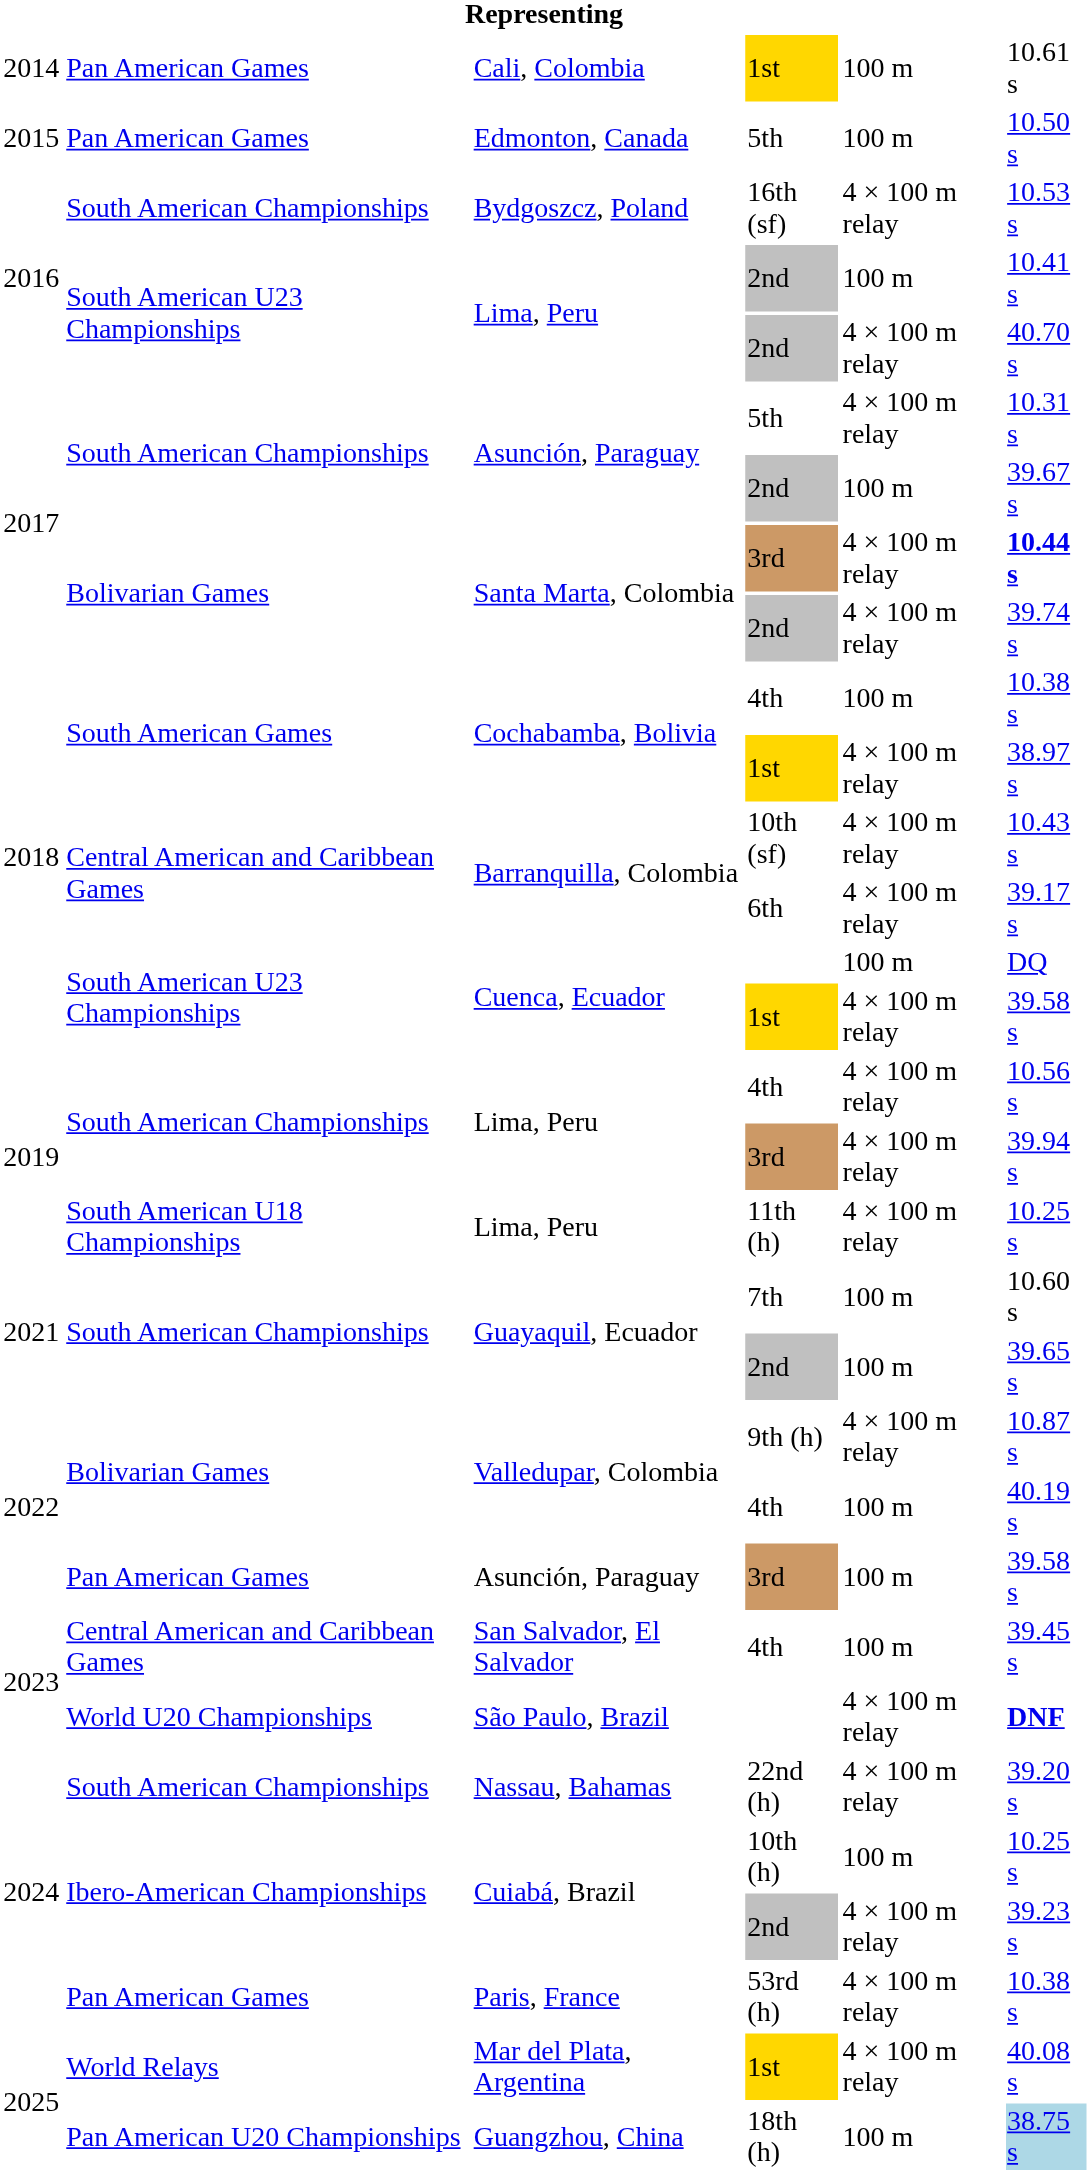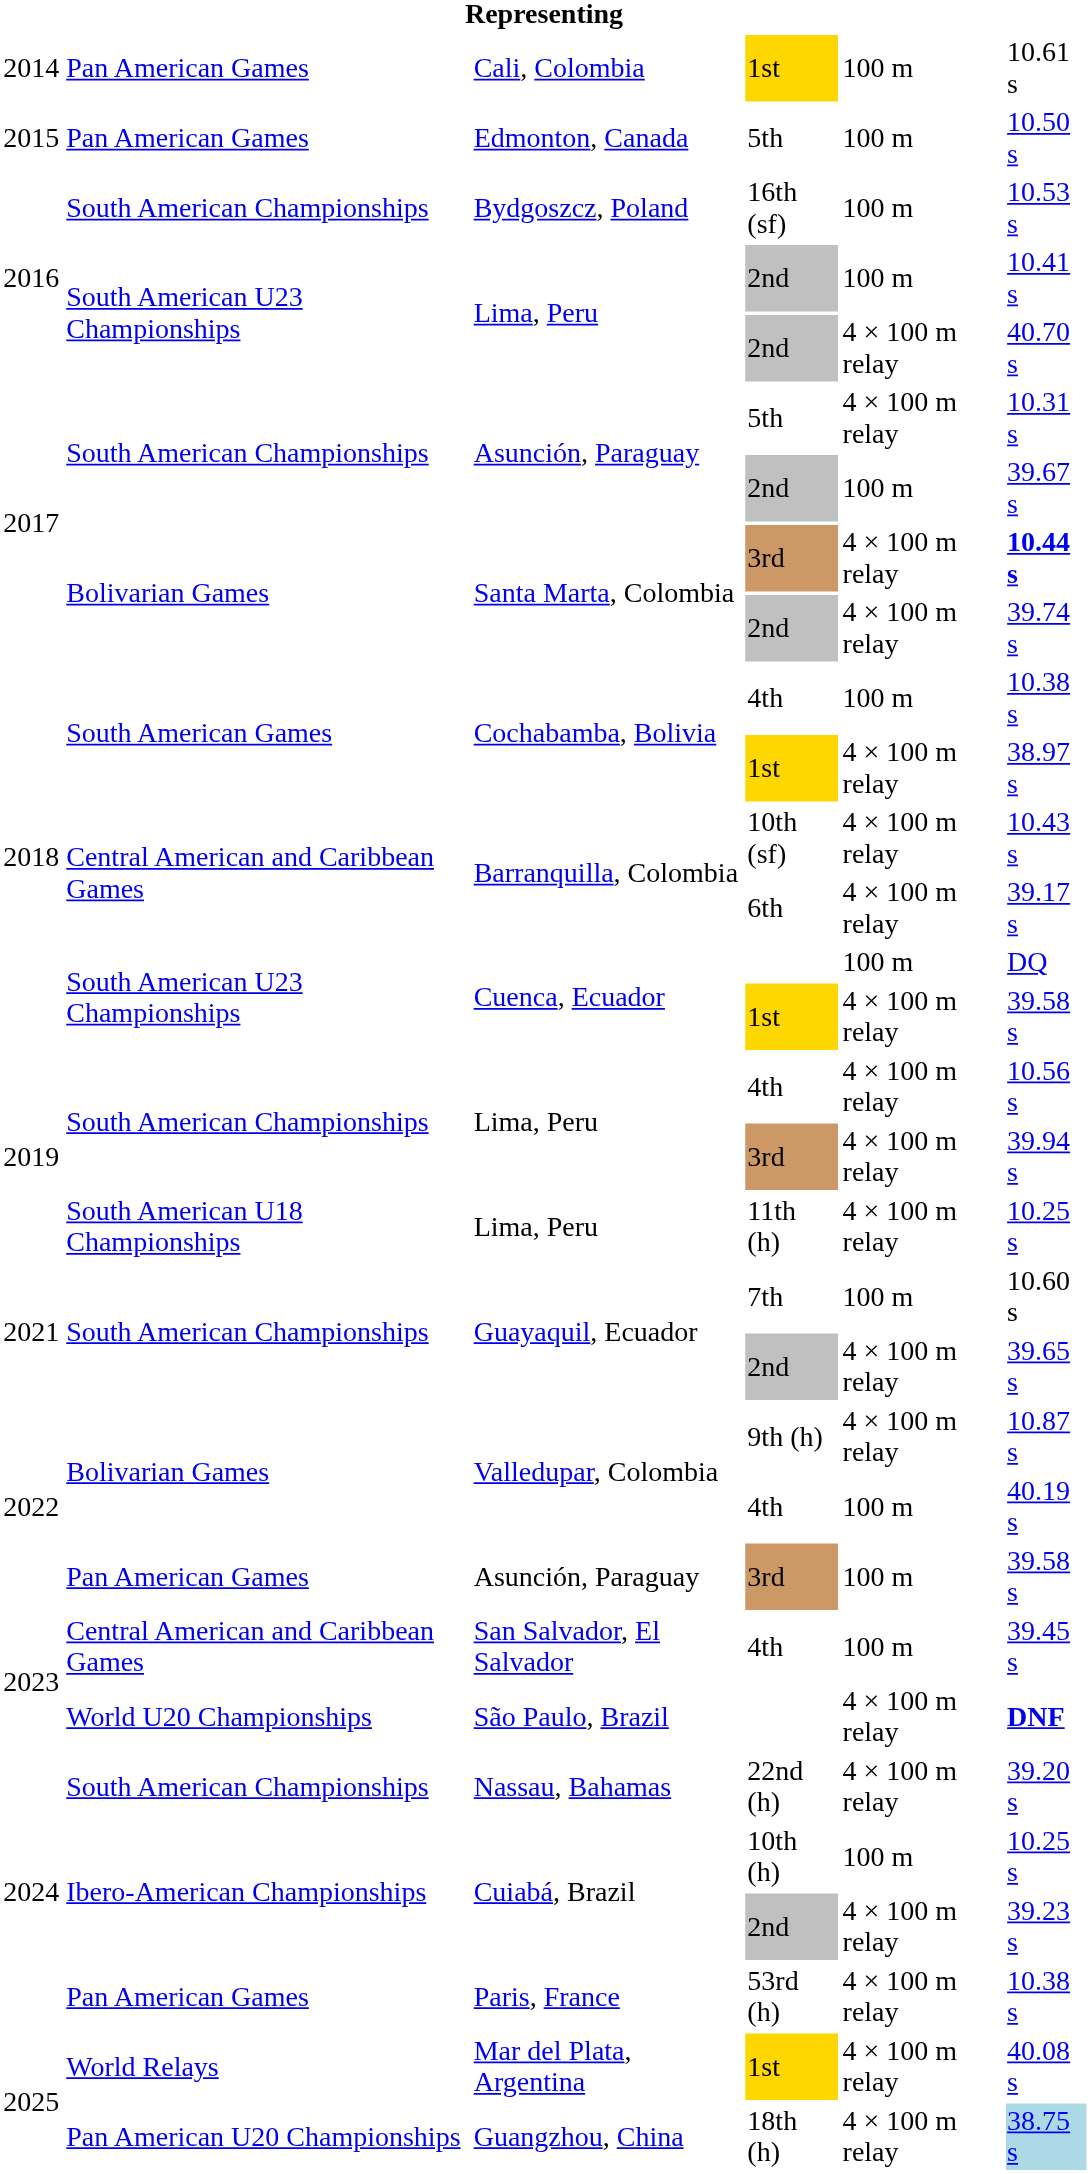(900, 207) 4 × 100 m relay -> (878, 207) 100 m
(878, 1366) 100 m -> (900, 1366) 4 × 100 m relay
(878, 2136) 100 m -> (900, 2136) 4 × 100 m relay
